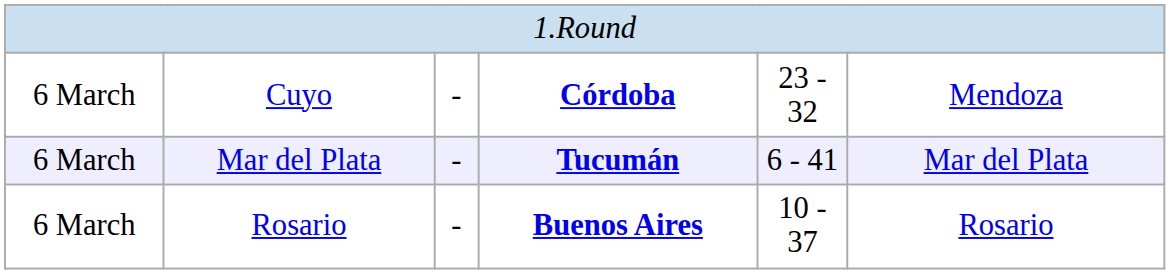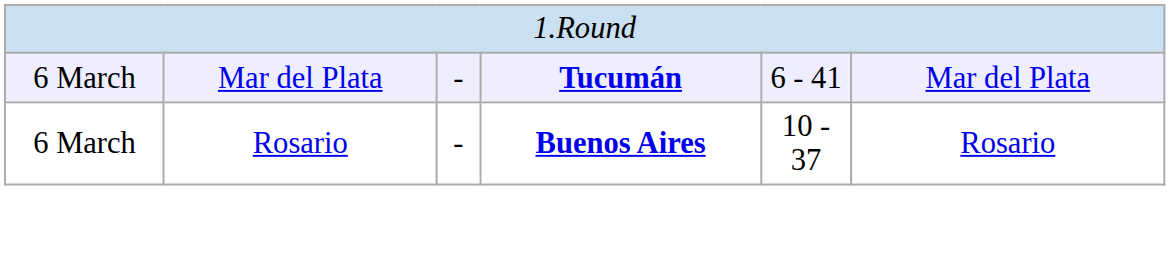- row: (299, 94)
